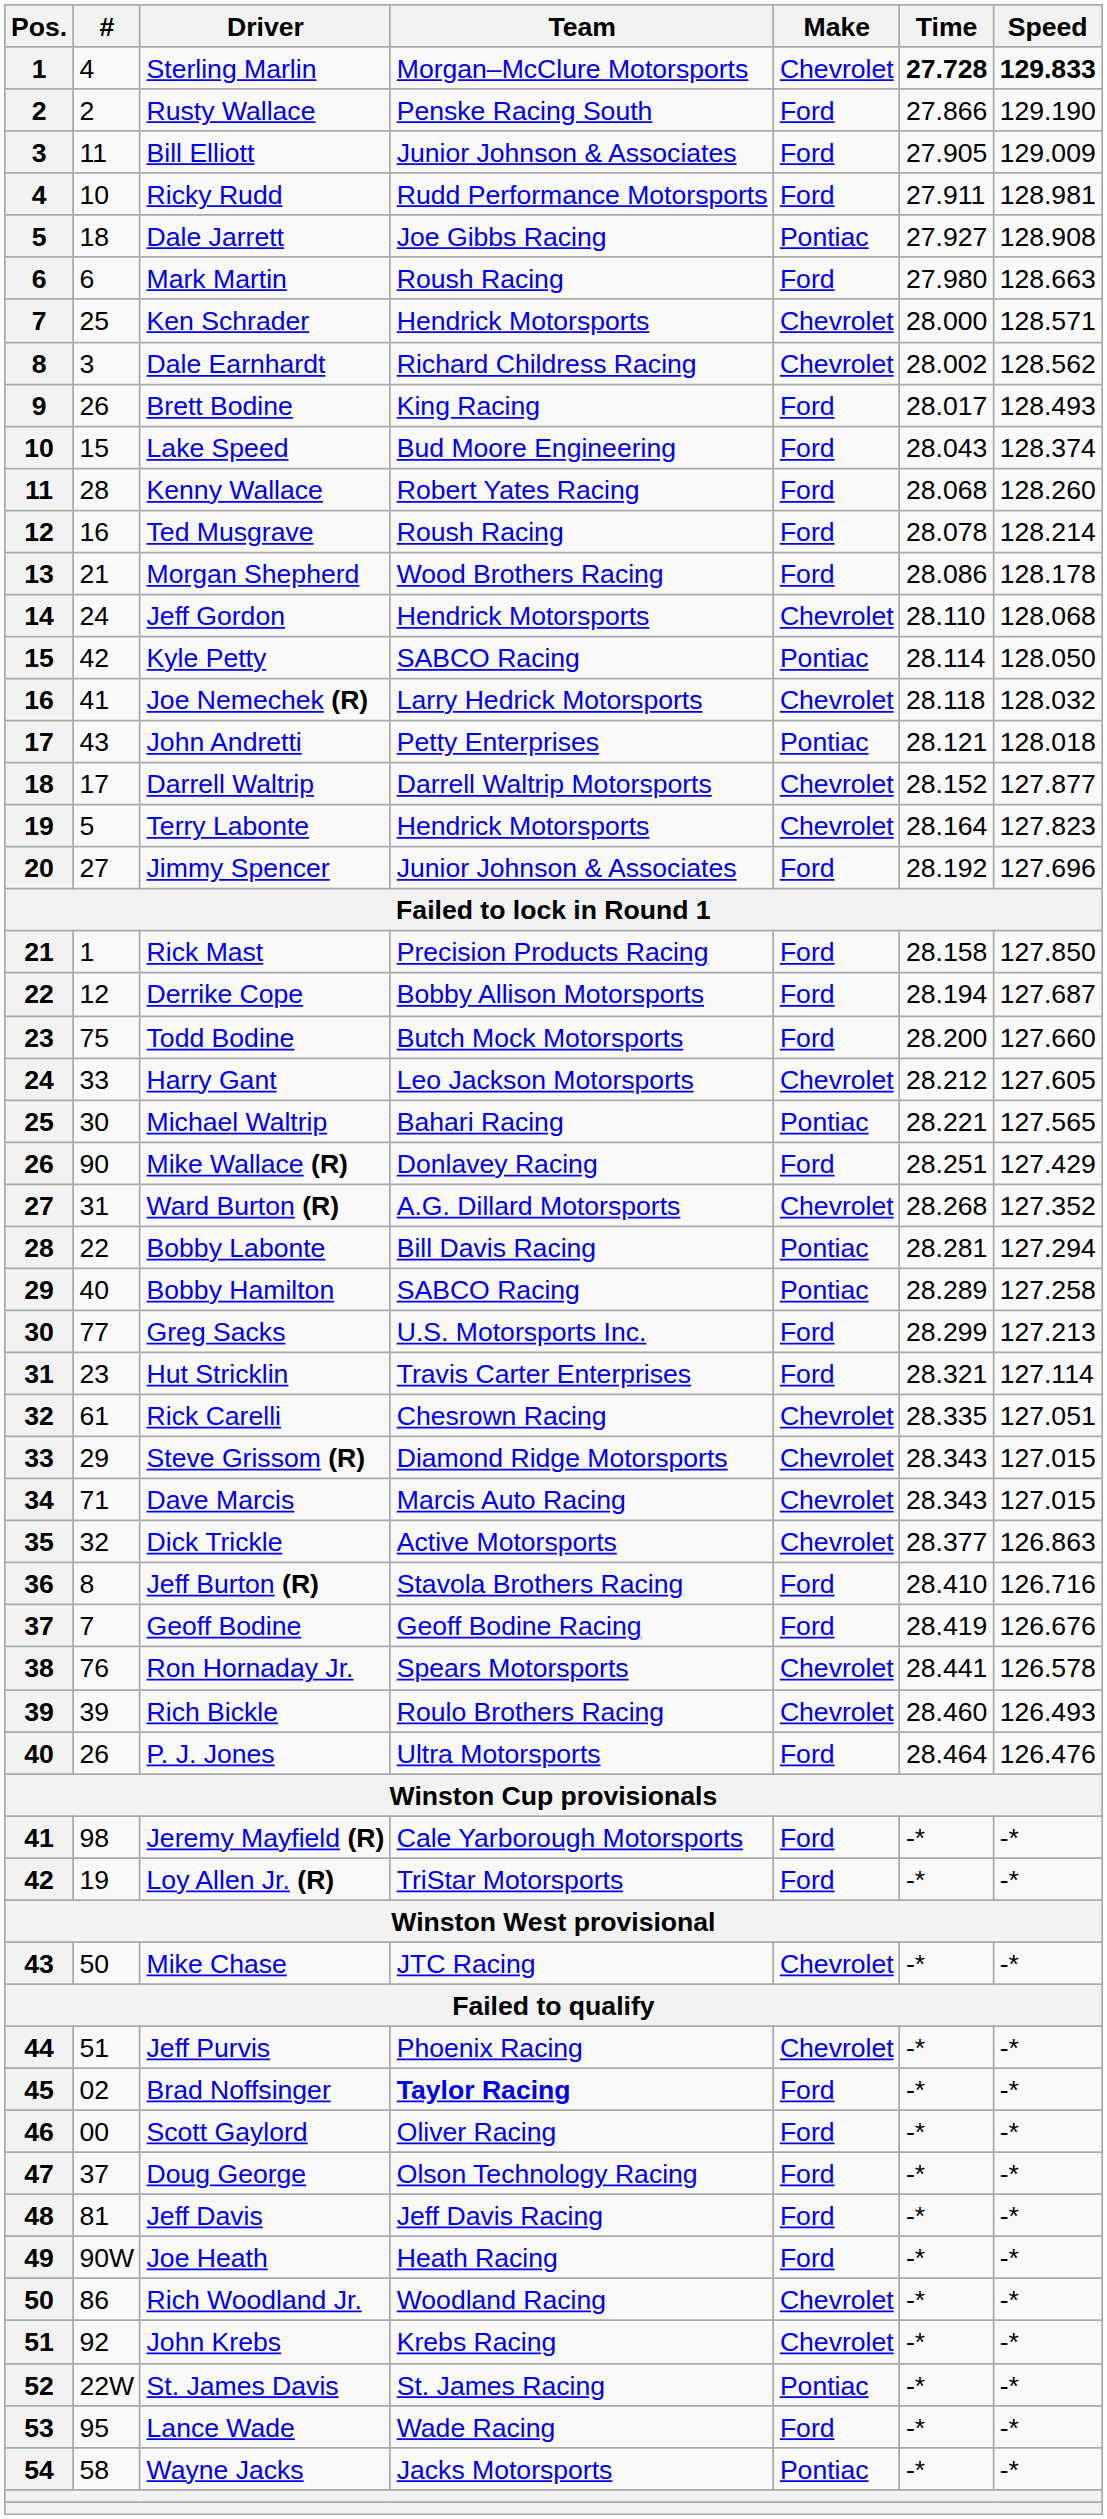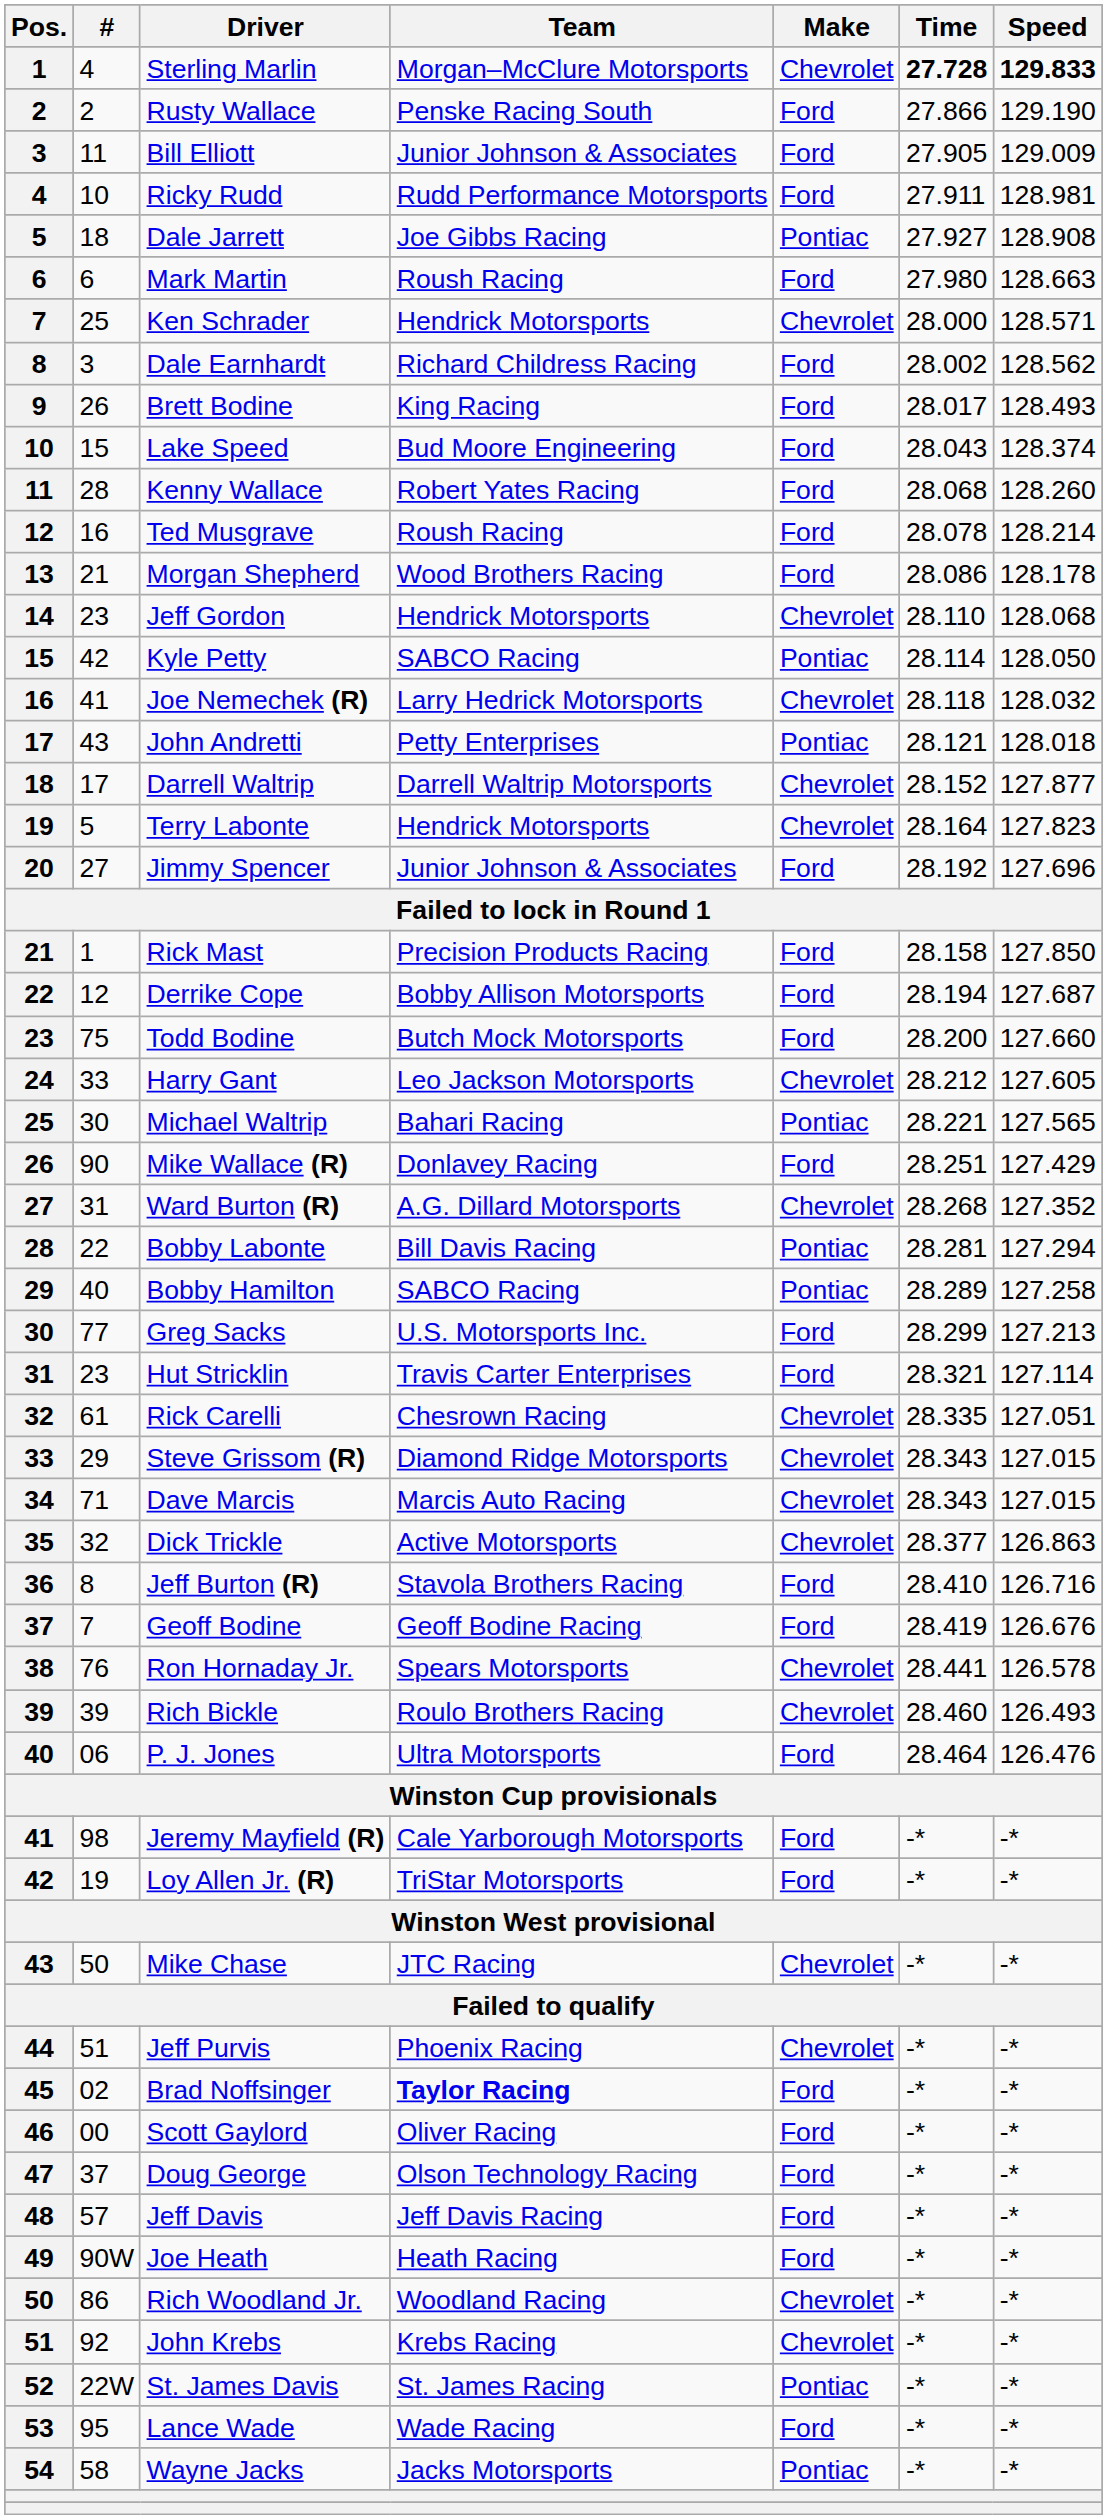(837, 363) Chevrolet -> (807, 363) Ford
(94, 616) 24 -> (94, 616) 23
(94, 1753) 26 -> (94, 1753) 06
(94, 2216) 81 -> (94, 2216) 57
